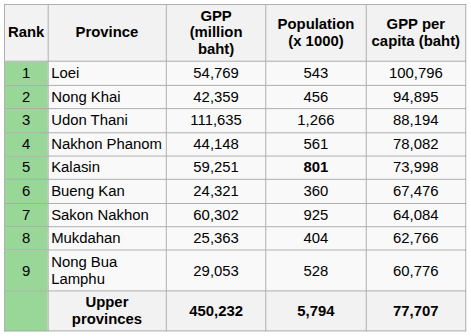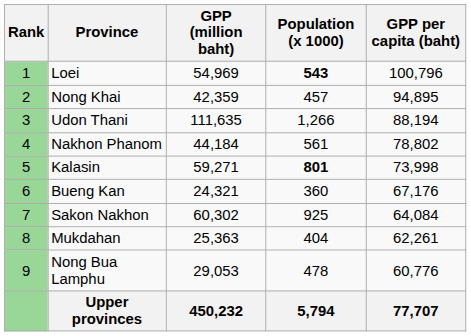(216, 73) 54,769 -> (216, 73) 54,969
(316, 73) normal -> (316, 73) bold
(316, 96) 456 -> (316, 96) 457
(216, 144) 44,148 -> (216, 144) 44,184
(416, 144) 78,082 -> (416, 144) 78,802
(216, 167) 59,251 -> (216, 167) 59,271
(416, 191) 67,476 -> (416, 191) 67,176
(416, 238) 62,766 -> (416, 238) 62,261
(316, 270) 528 -> (316, 270) 478
